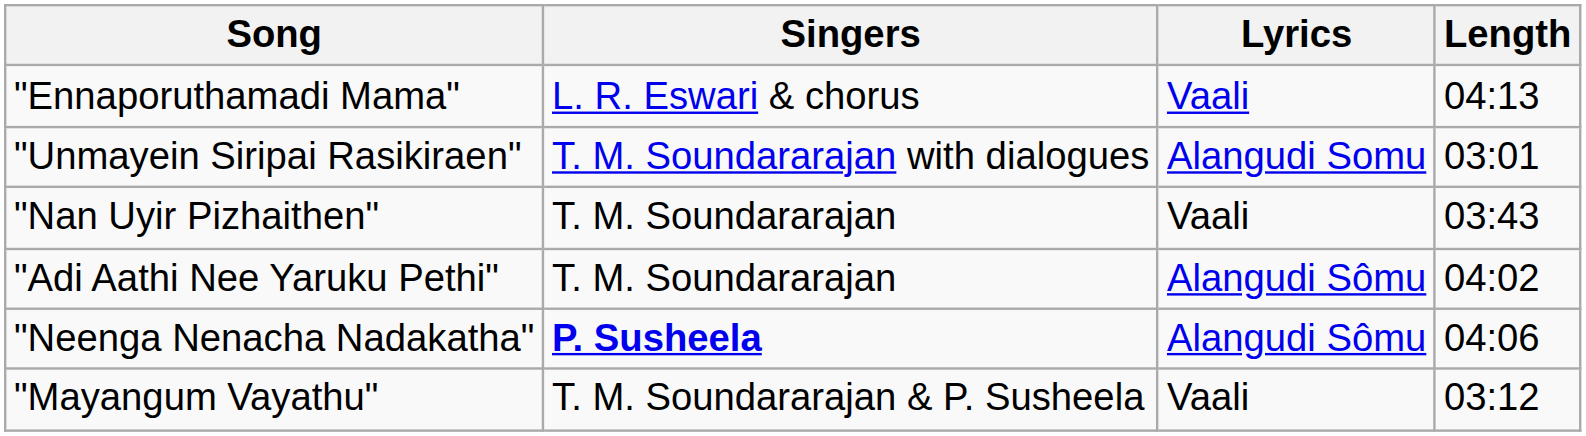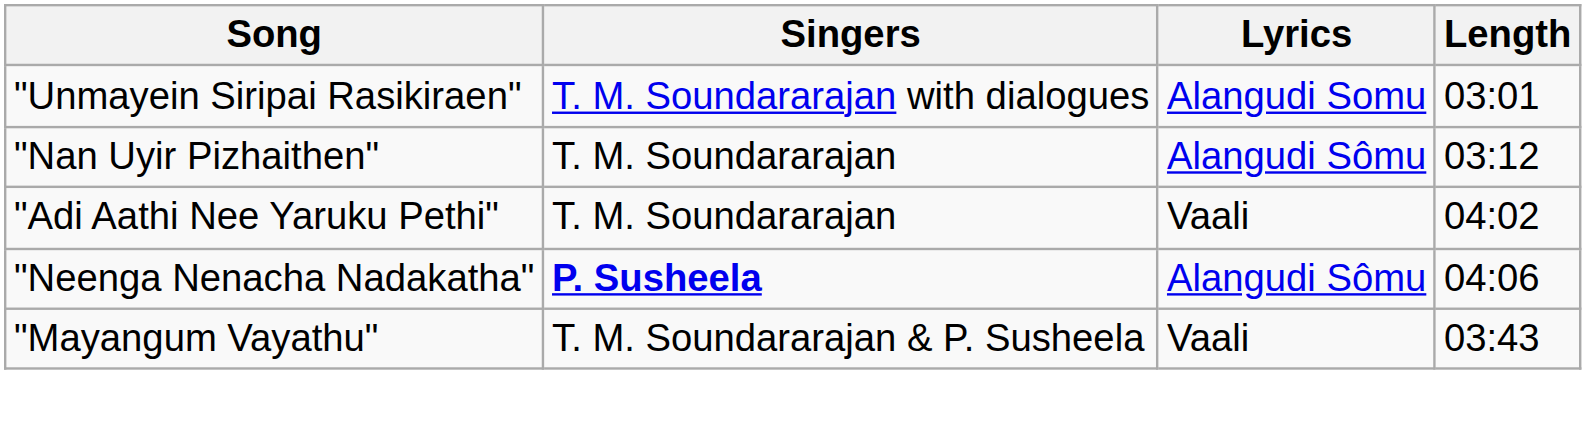- row: (237, 95)
(1208, 216) Vaali -> (1297, 156) Alangudi Sômu
(1492, 216) 03:43 -> (1492, 156) 03:12
(1297, 277) Alangudi Sômu -> (1208, 216) Vaali
(1492, 398) 03:12 -> (1492, 338) 03:43
